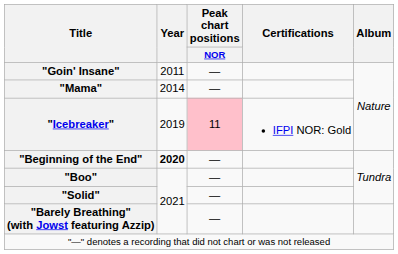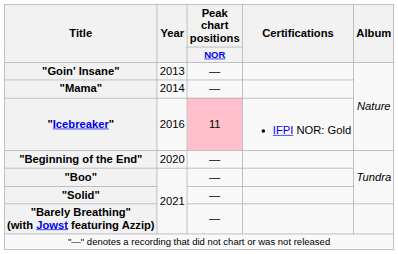(172, 71) 2011 -> (172, 71) 2013
(172, 124) 2019 -> (172, 124) 2016
(172, 159) bold -> (172, 159) normal
